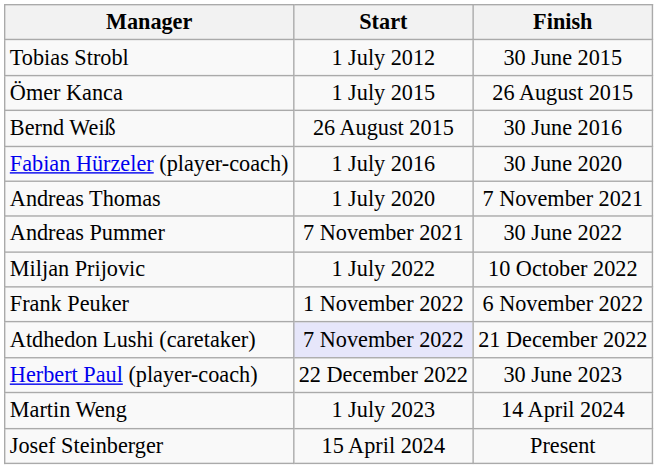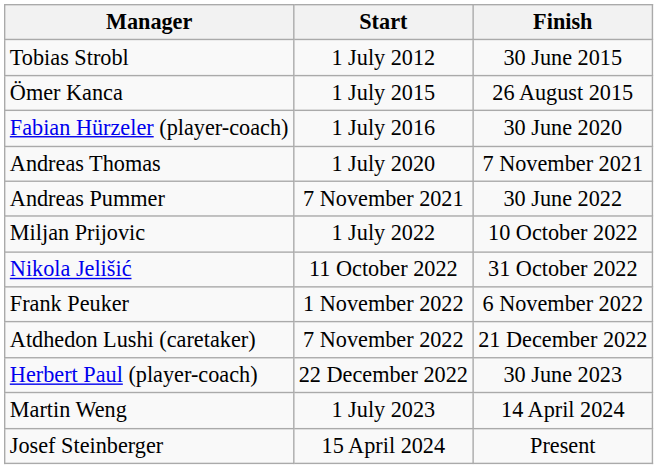- row: (63, 127)
+ row: (71, 269)
(383, 339) lavender background -> (383, 339) no background
